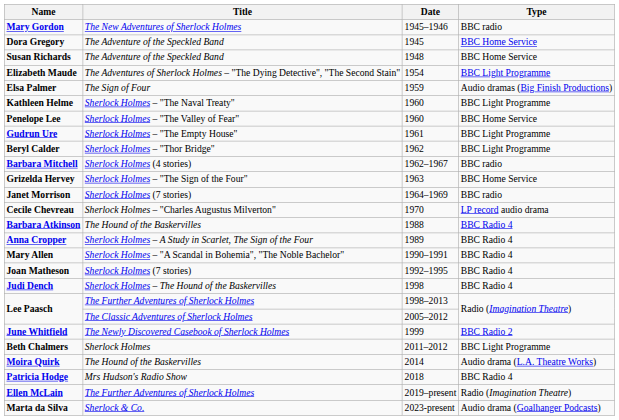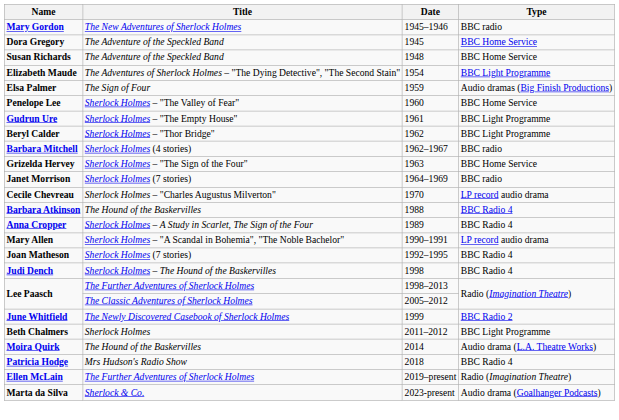- row: (40, 103)
(487, 255) BBC Radio 4 -> (505, 240) LP record audio drama
